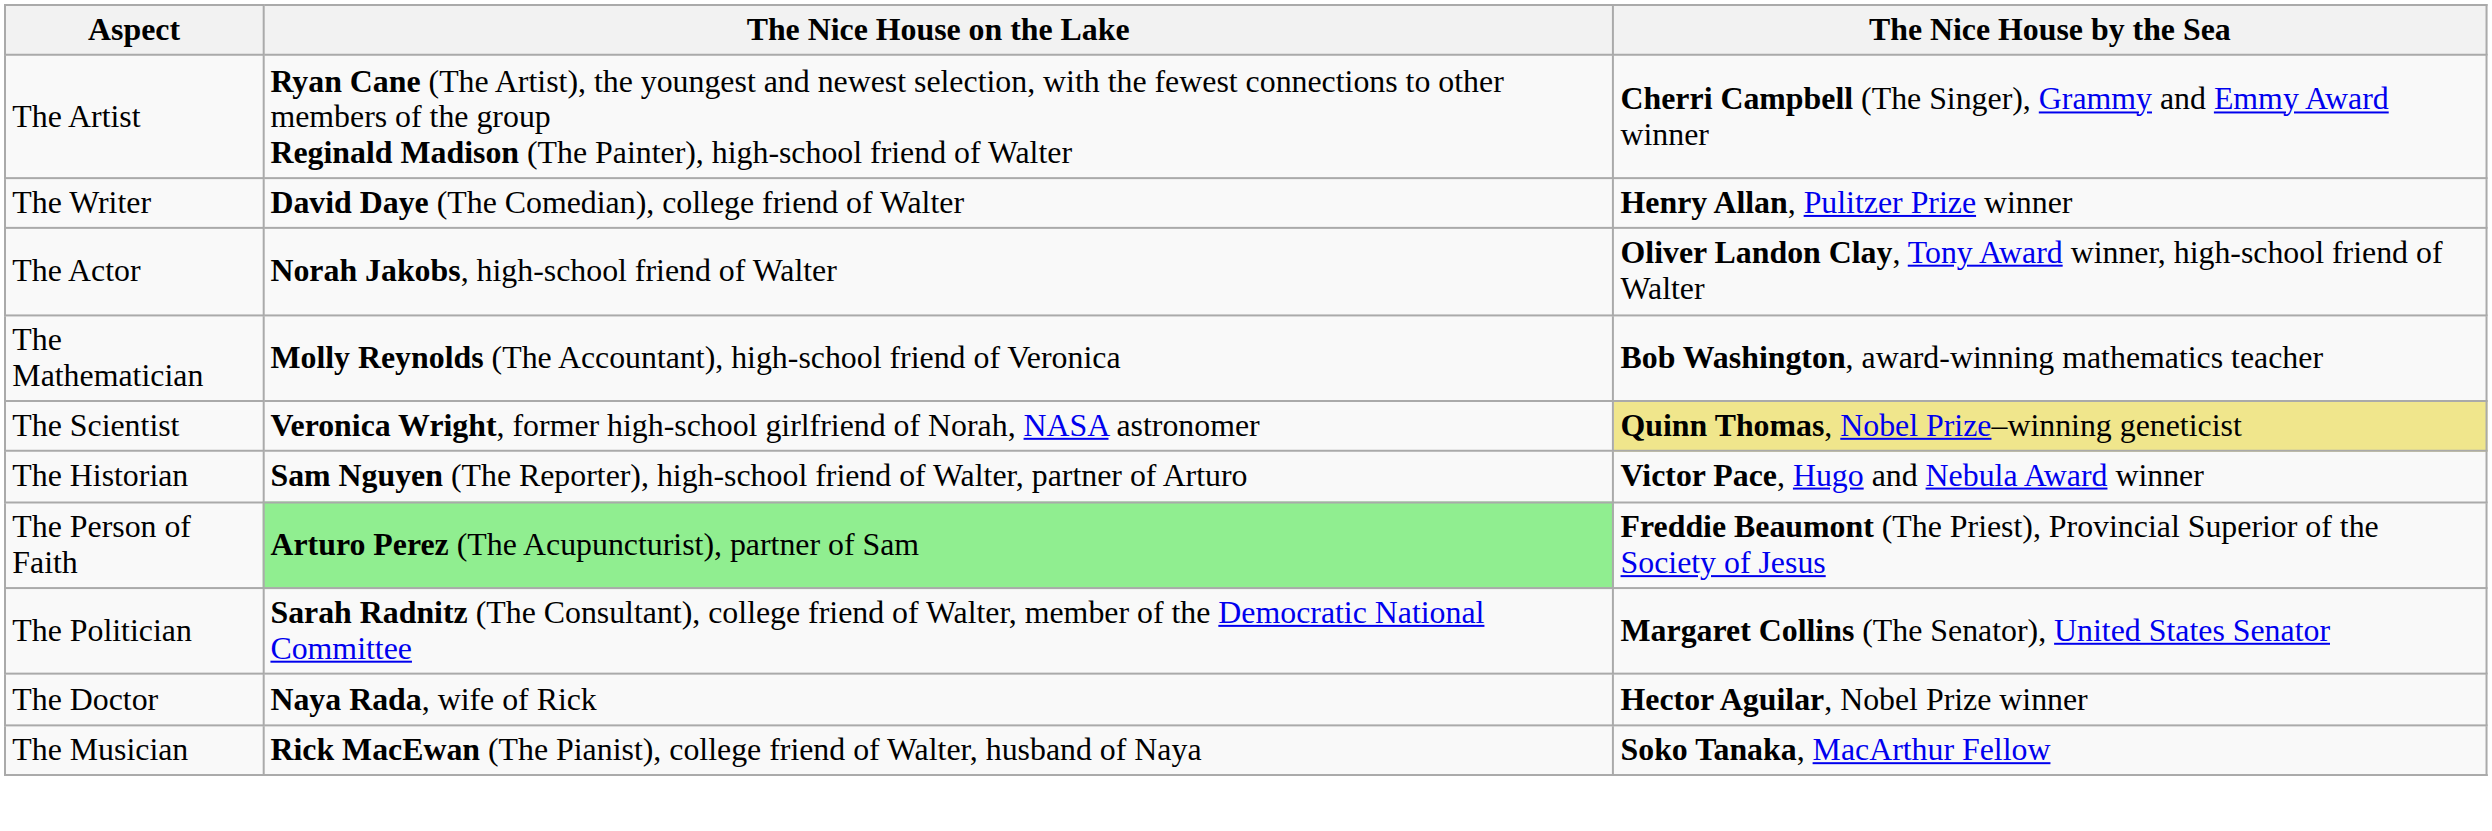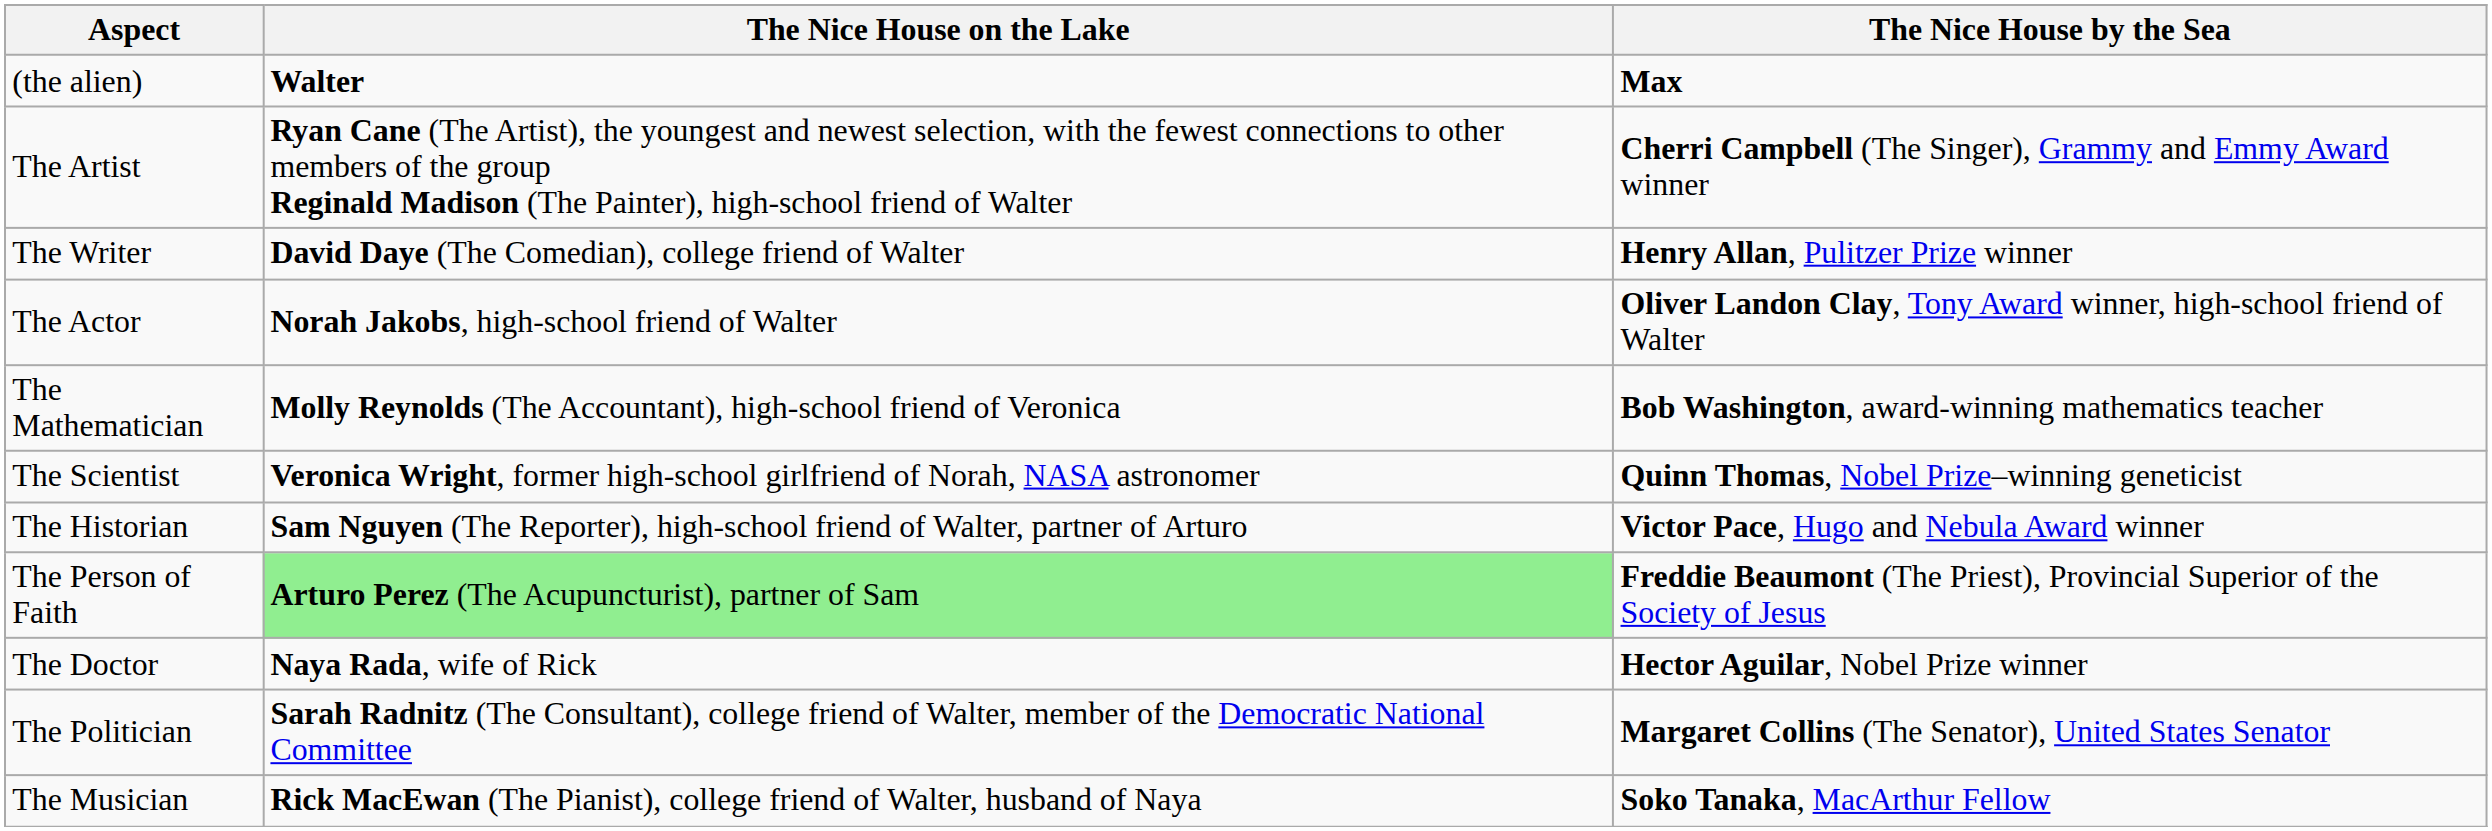+ row: (77, 80)
(1931, 425) khaki background -> (1931, 476) no background
rows swapped: (102, 630) <-> (85, 699)
